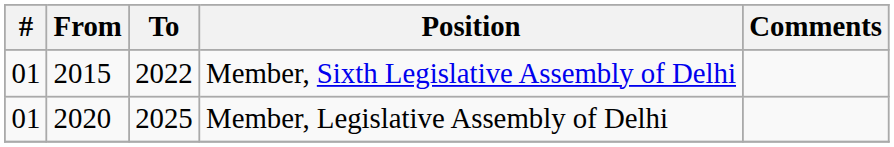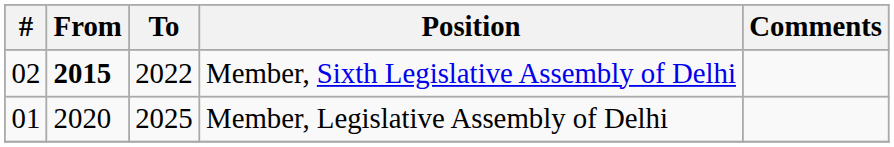(26, 73) 01 -> (26, 73) 02
(82, 73) normal -> (82, 73) bold
